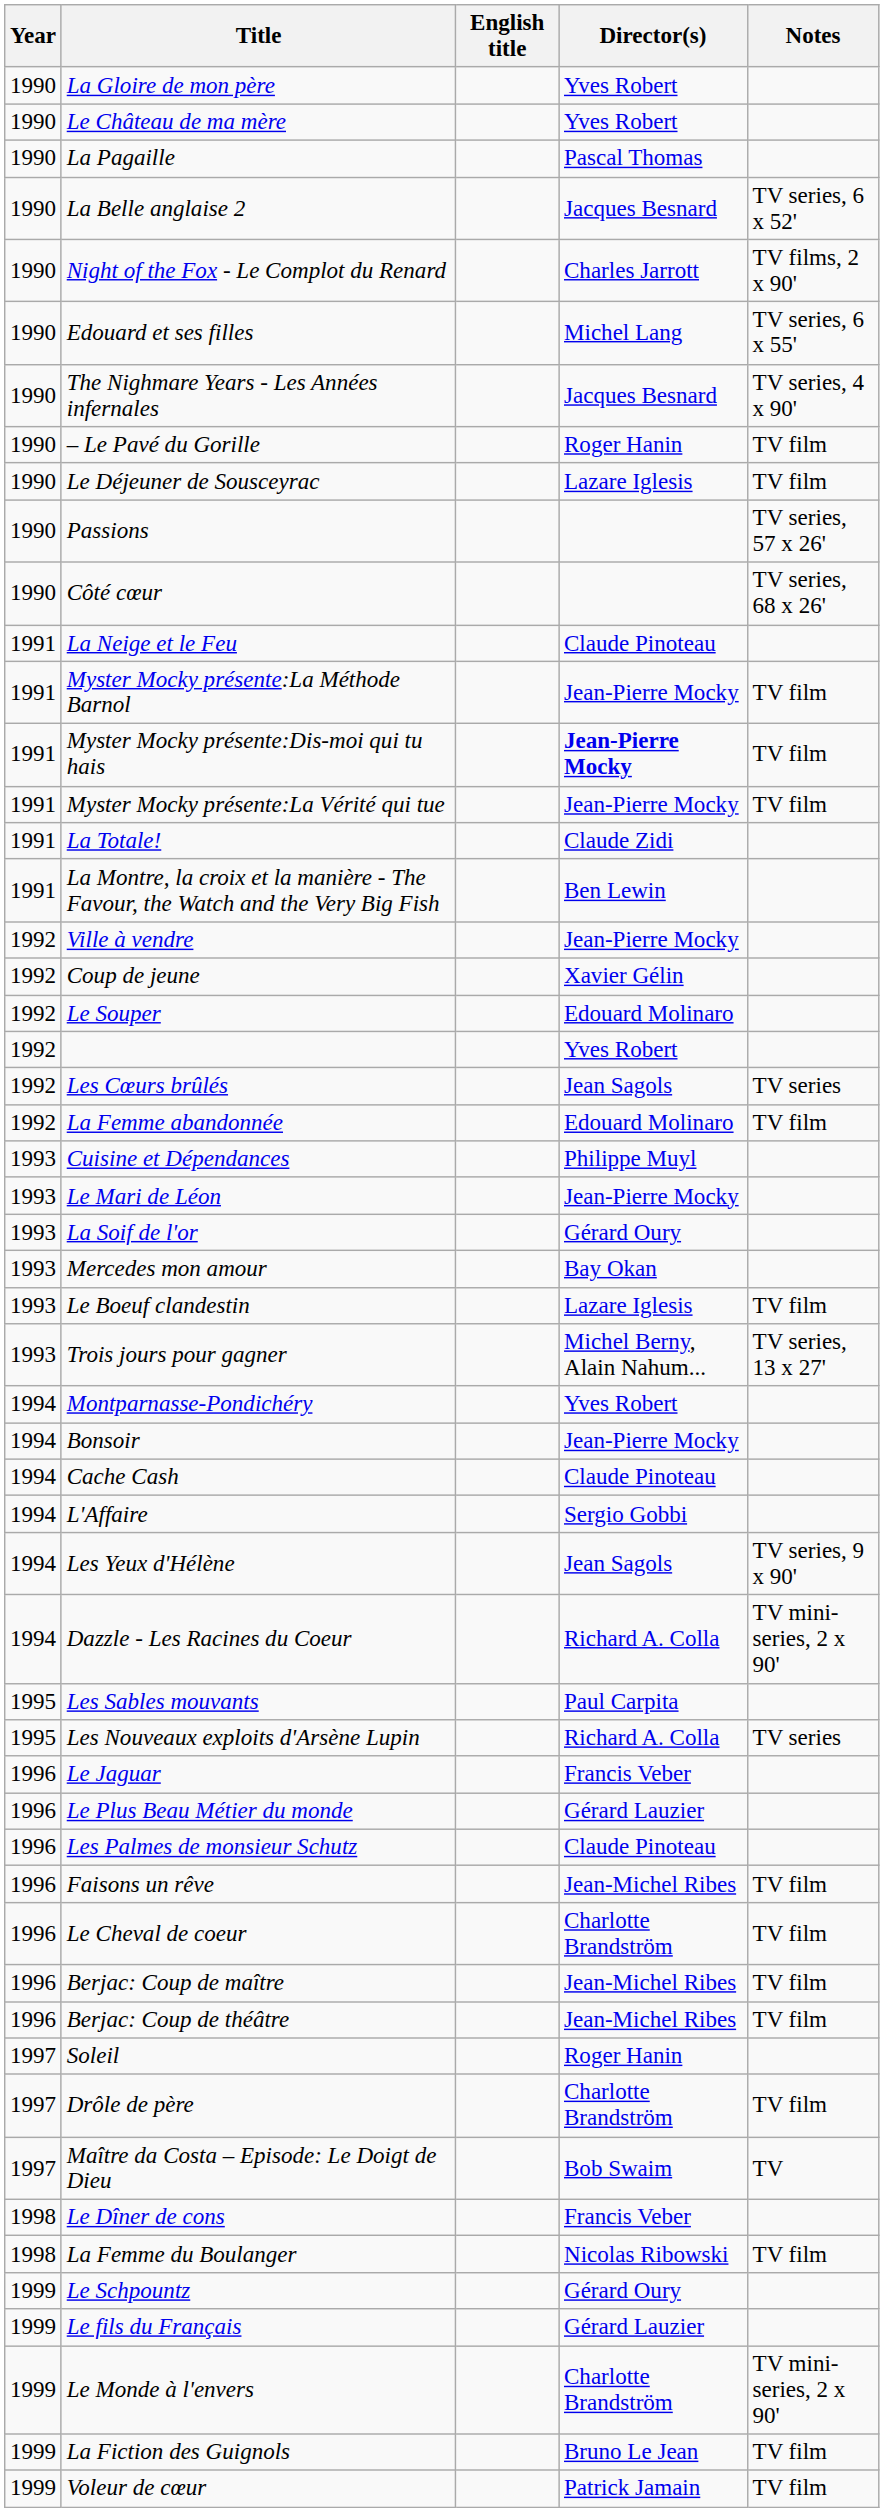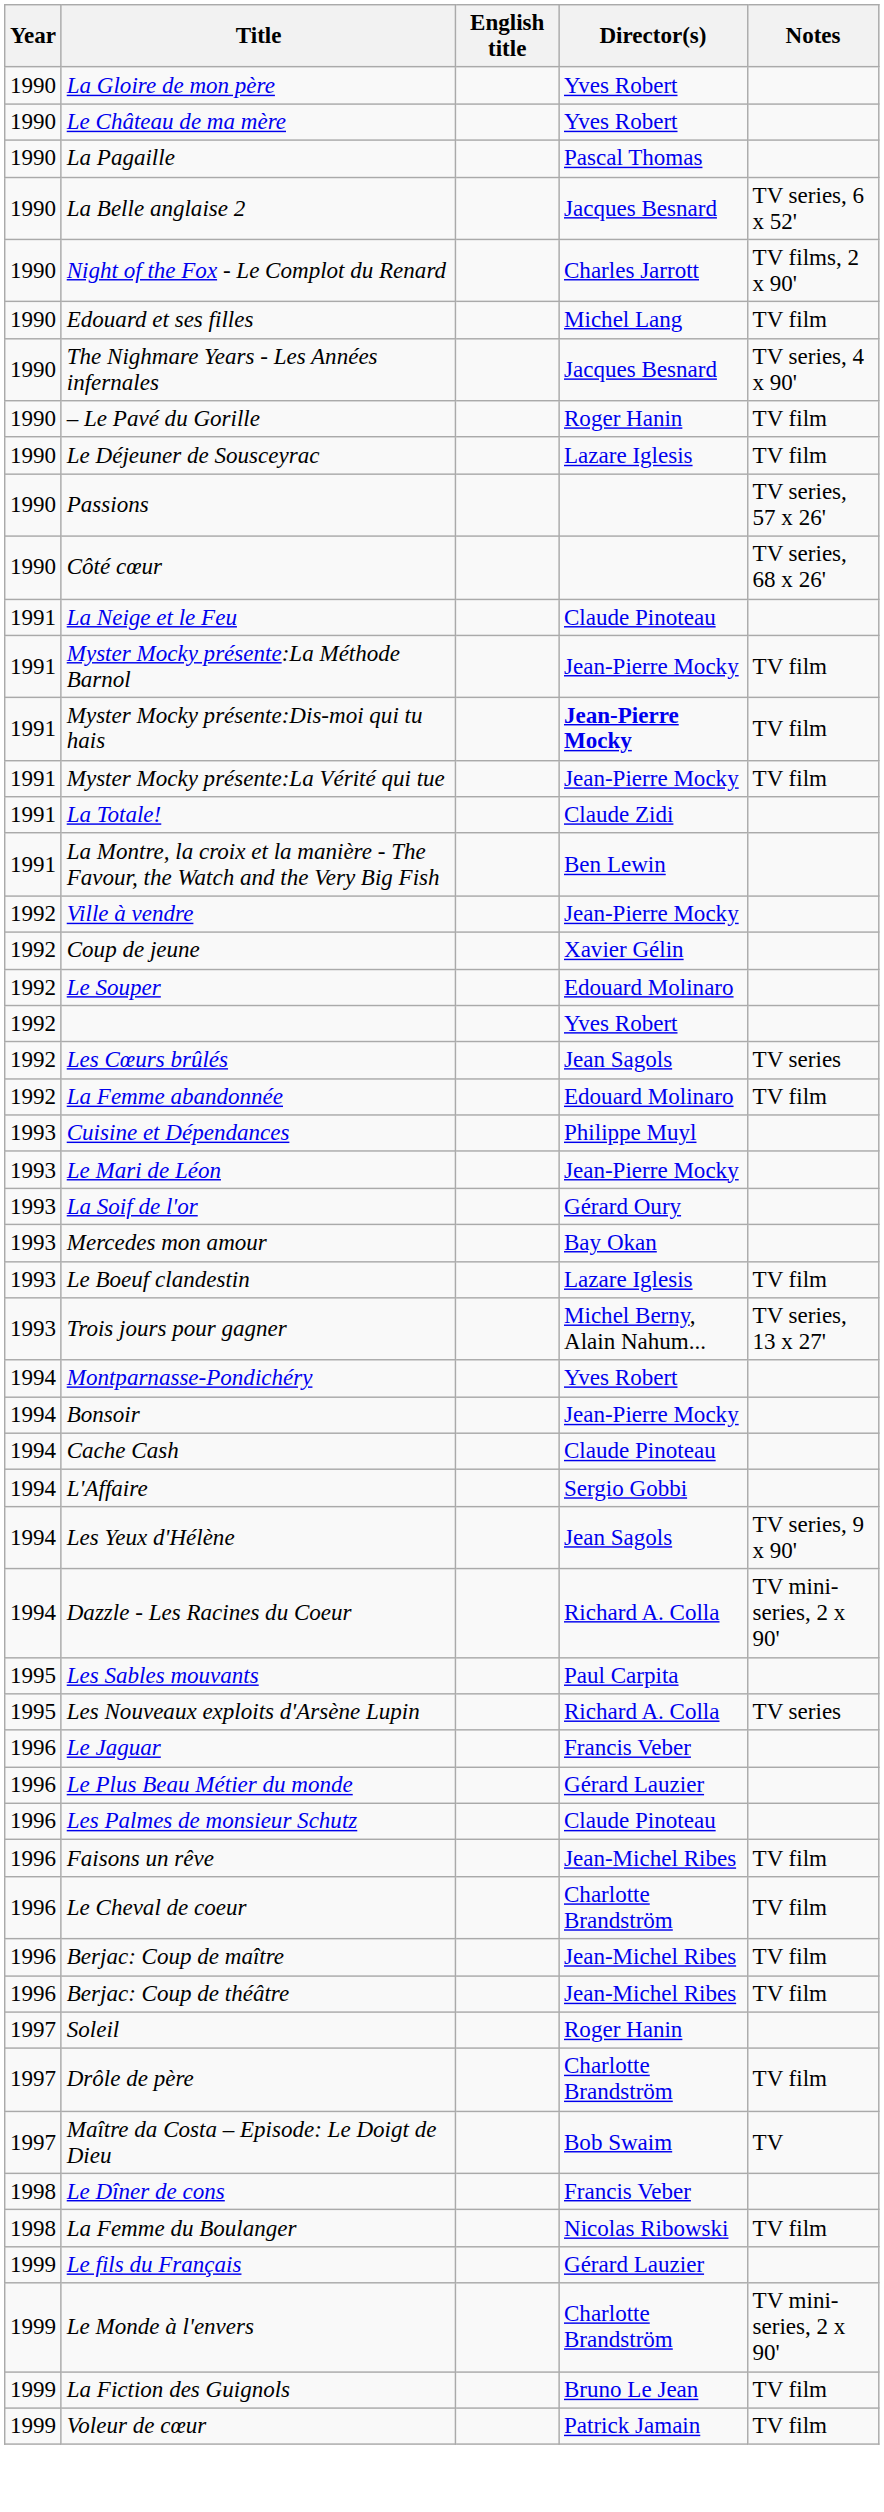(808, 332) TV series, 6 x 55' -> (790, 319) TV film
- row: (128, 2290)
